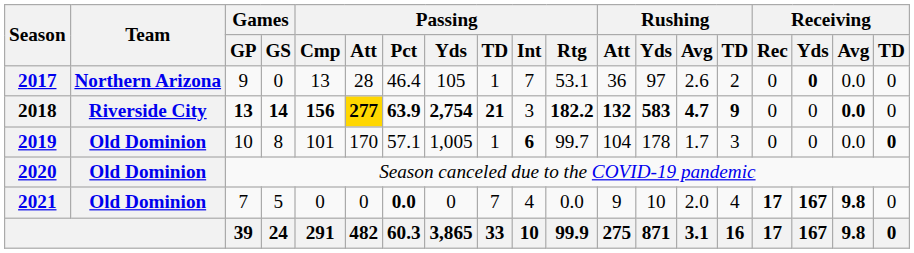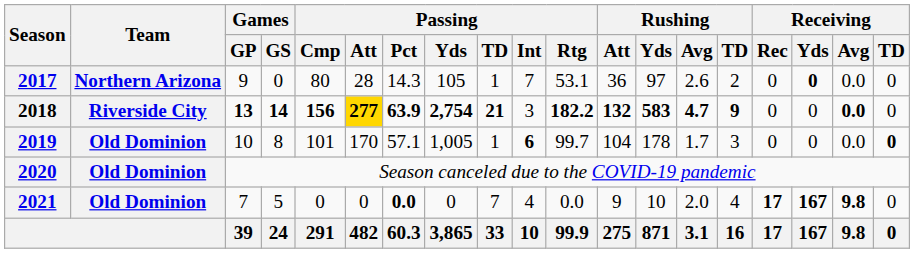(320, 80) 13 -> (320, 80) 80
(404, 80) 46.4 -> (404, 80) 14.3
